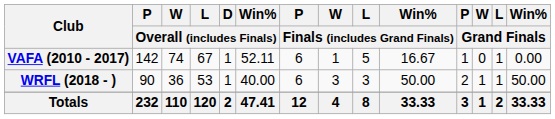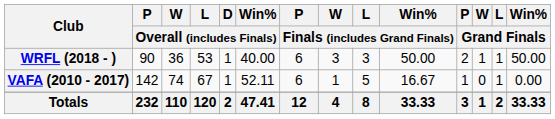rows swapped: (68, 59) <-> (68, 80)
